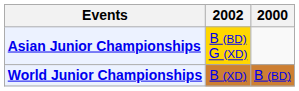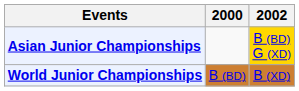columns swapped: (273, 16) <-> (228, 16)
